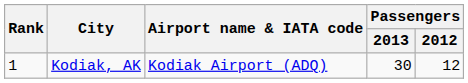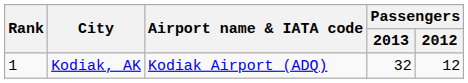(403, 65) 30 -> (403, 65) 32
